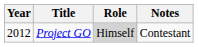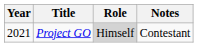(19, 32) 2012 -> (19, 32) 2021
